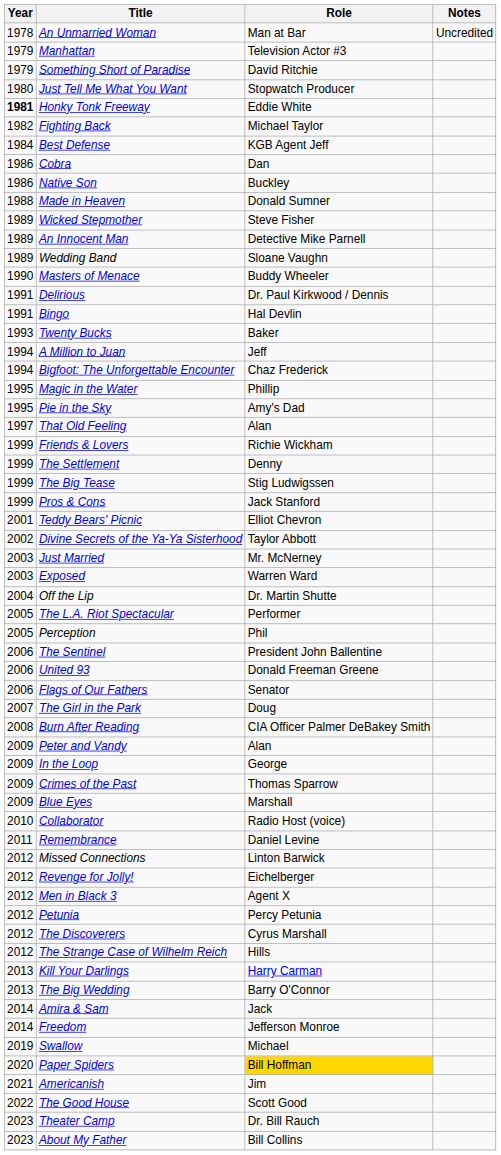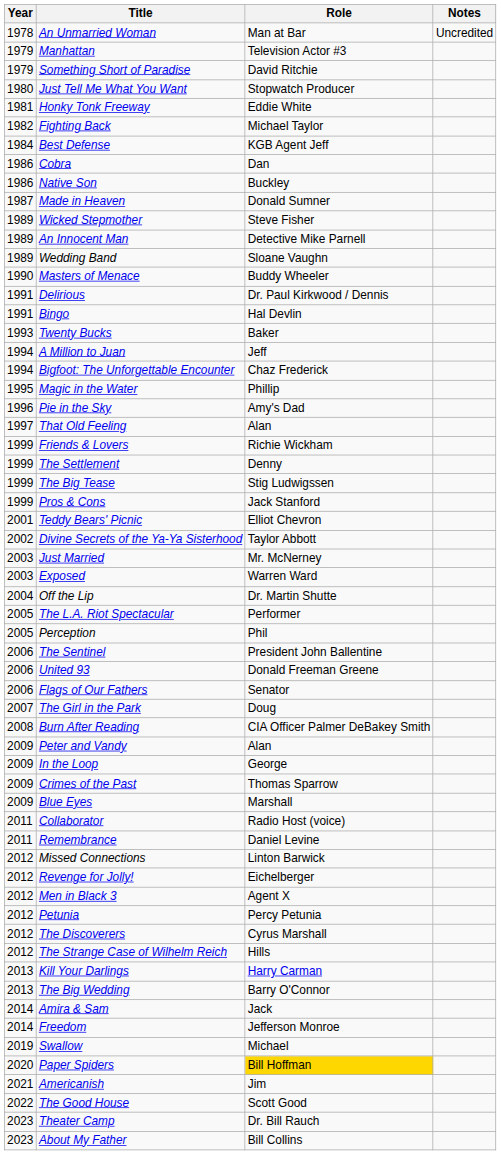(20, 107) bold -> (20, 107) normal
(20, 201) 1988 -> (20, 201) 1987
(20, 408) 1995 -> (20, 408) 1996
(20, 821) 2010 -> (20, 821) 2011
